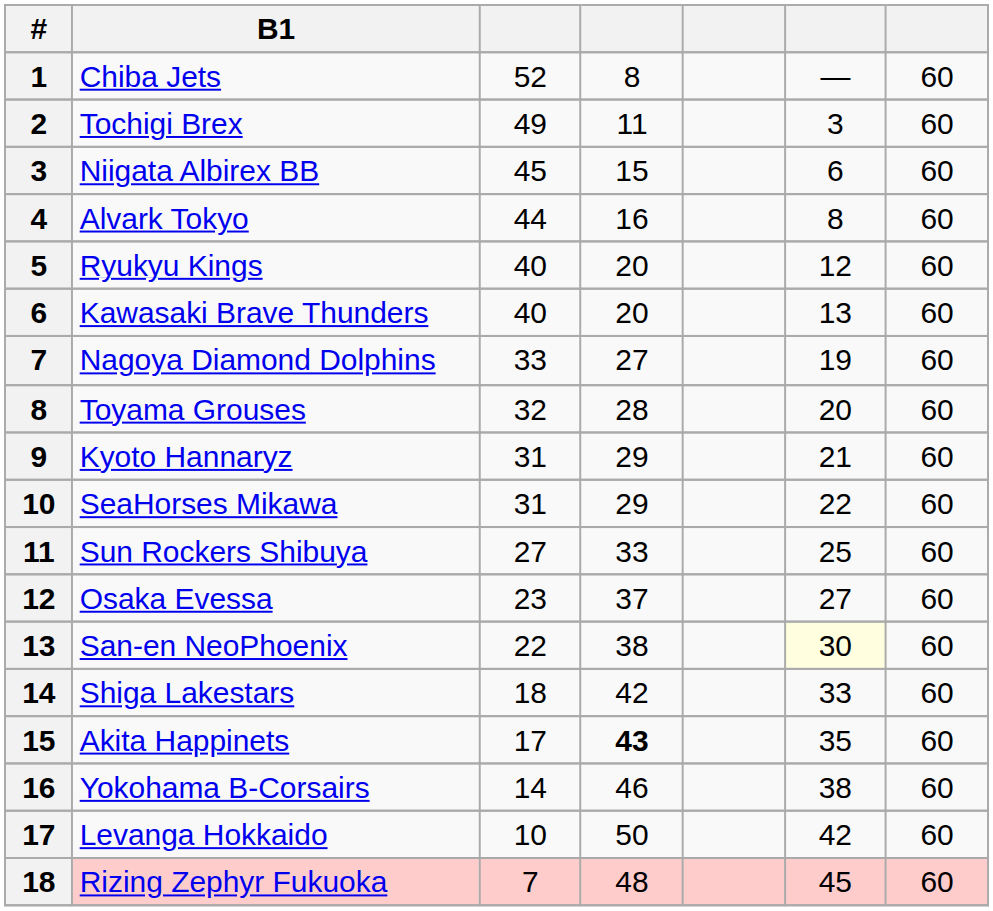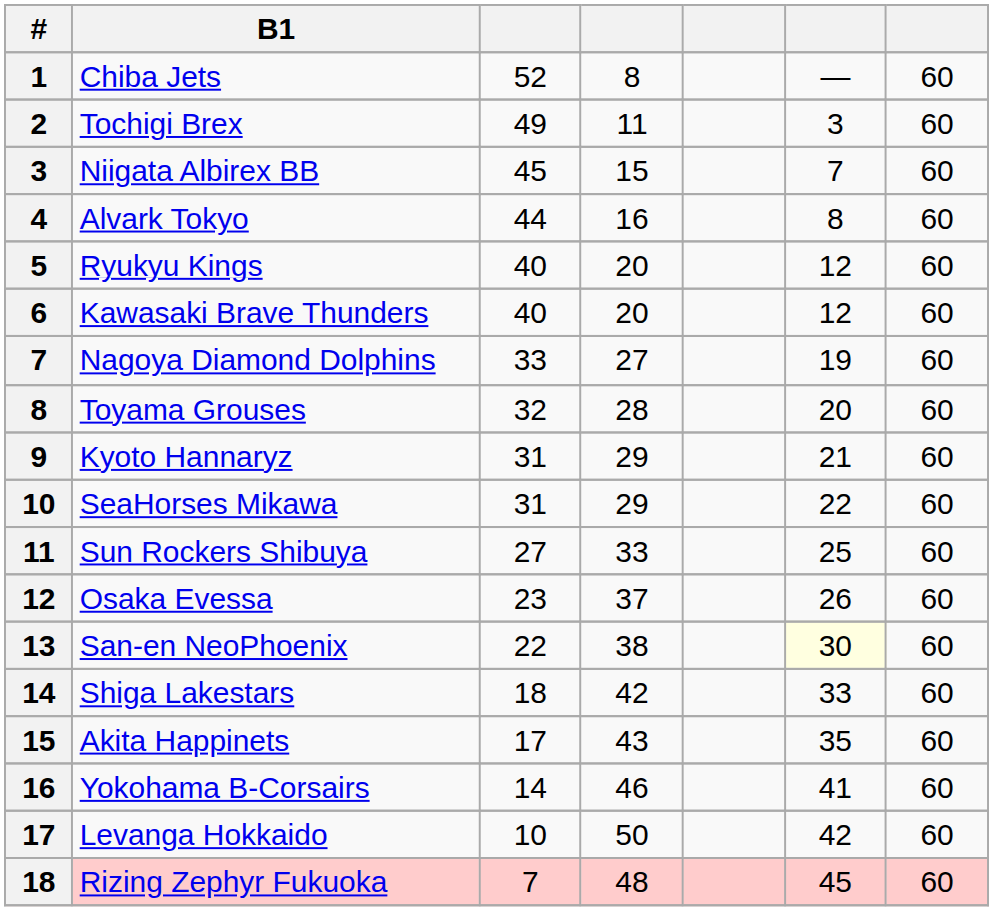(835, 171) 6 -> (835, 171) 7
(835, 313) 13 -> (835, 313) 12
(835, 598) 27 -> (835, 598) 26
(632, 740) bold -> (632, 740) normal
(835, 787) 38 -> (835, 787) 41
